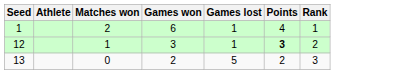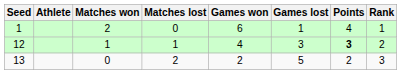+ column: (175, 12)
(173, 45) 3 -> (240, 45) 4
(234, 45) 1 -> (301, 45) 3
